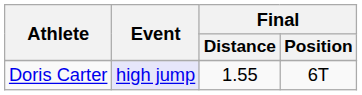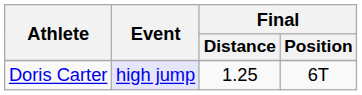(240, 76) 1.55 -> (240, 76) 1.25
